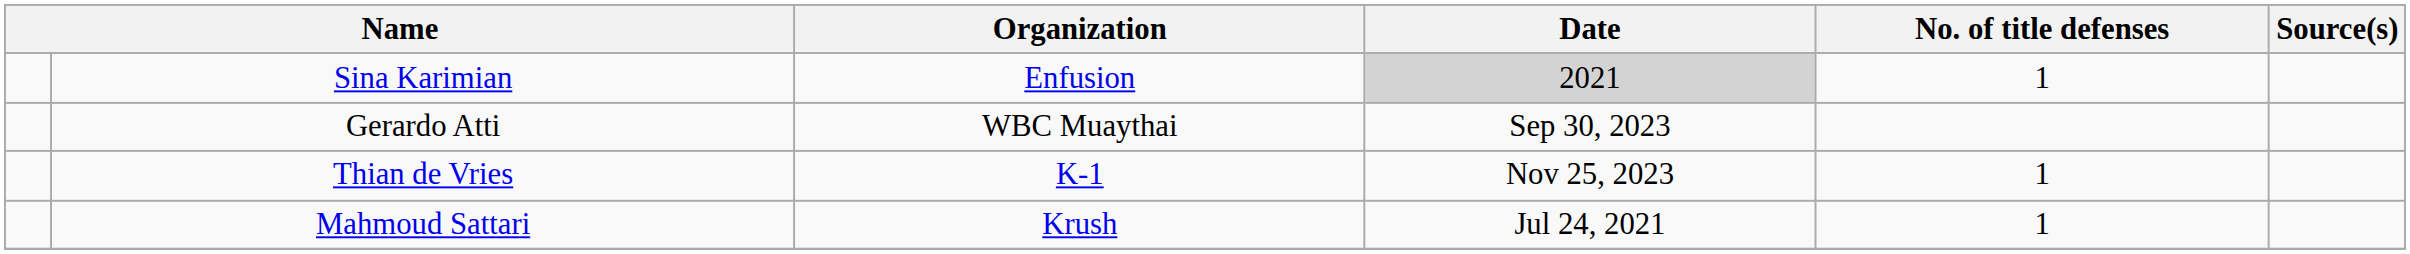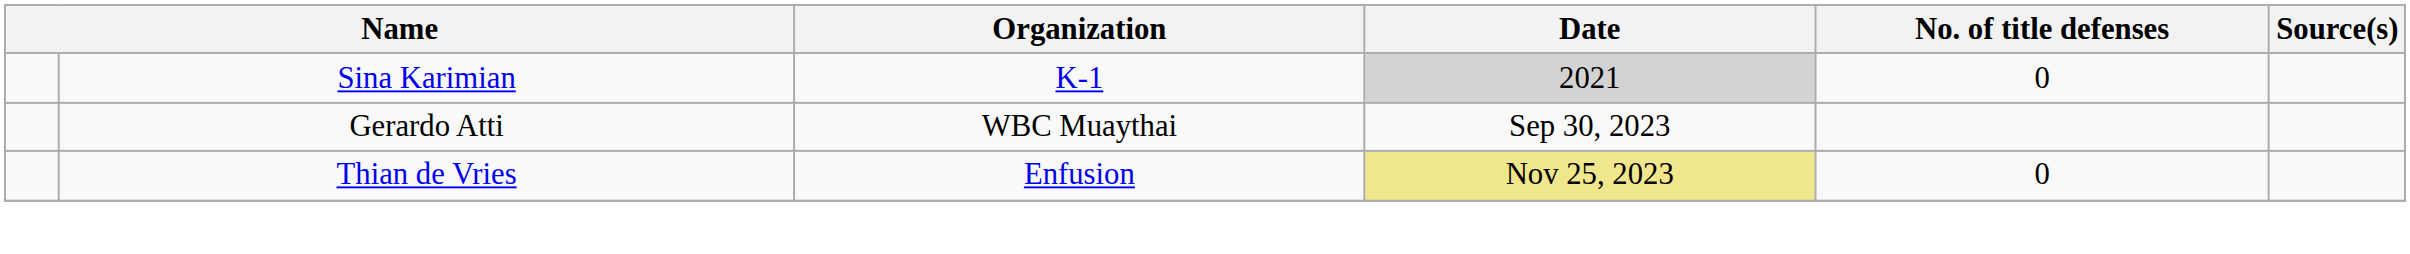(1080, 77) Enfusion -> (1079, 77) K-1
(2042, 77) 1 -> (2042, 77) 0
(1080, 175) K-1 -> (1079, 175) Enfusion
(1590, 175) no background -> (1590, 175) khaki background
(2042, 175) 1 -> (2042, 175) 0
- row: (423, 223)
